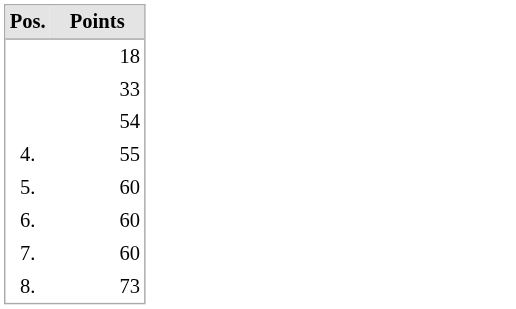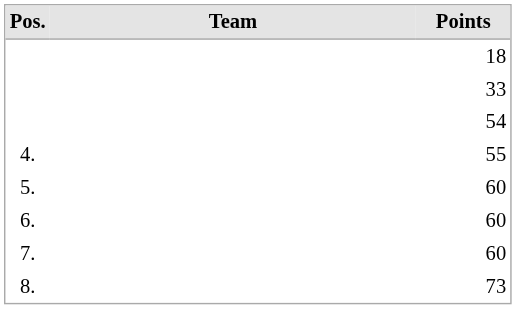+ column: (233, 21)
